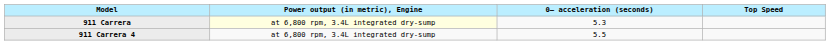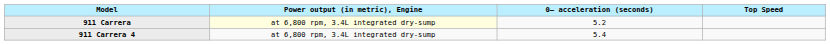(600, 22) 5.3 -> (600, 22) 5.2
(600, 34) 5.5 -> (600, 34) 5.4
